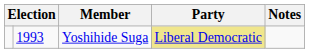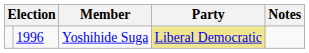(30, 37) 1993 -> (30, 37) 1996
